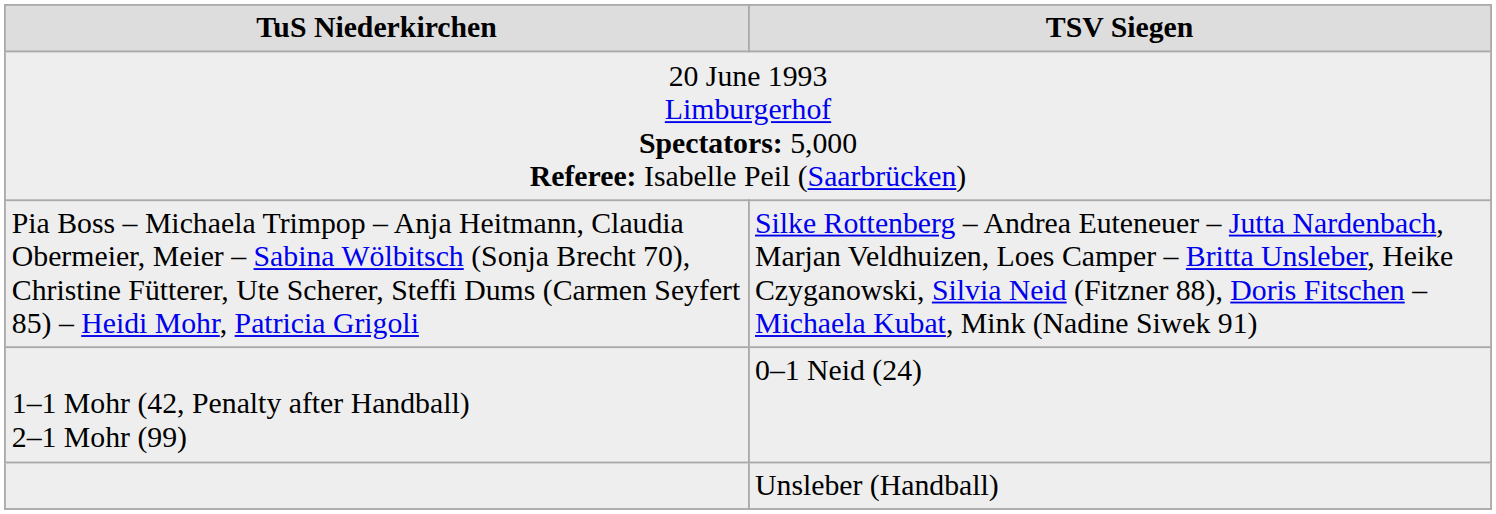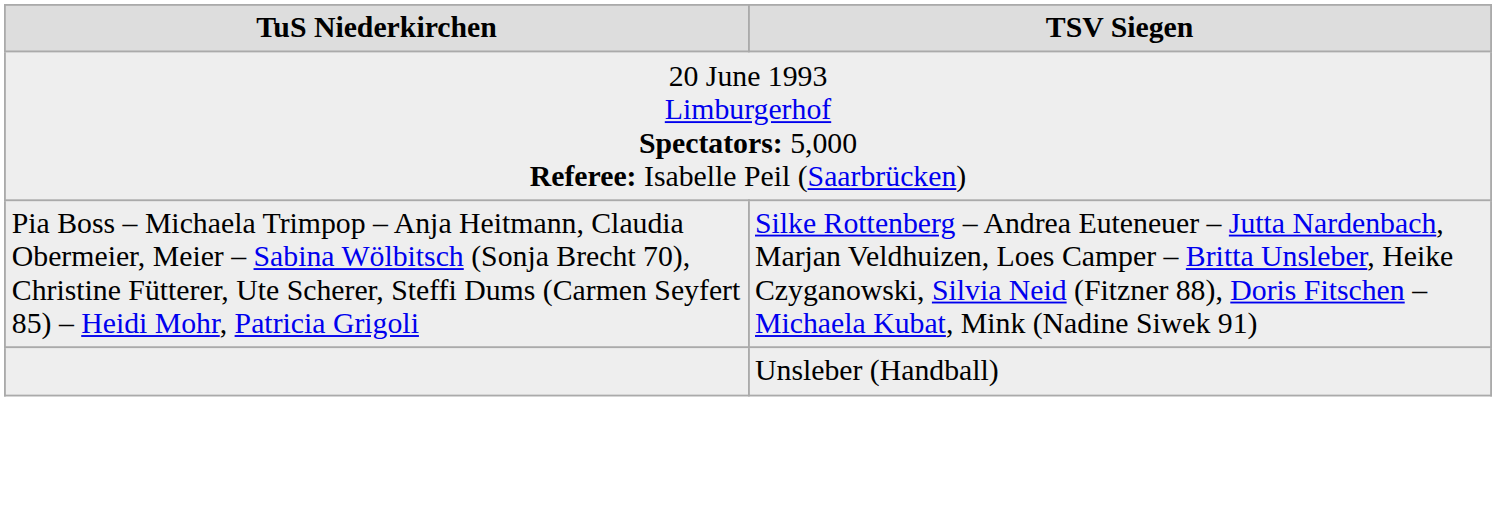- row: (241, 420)
